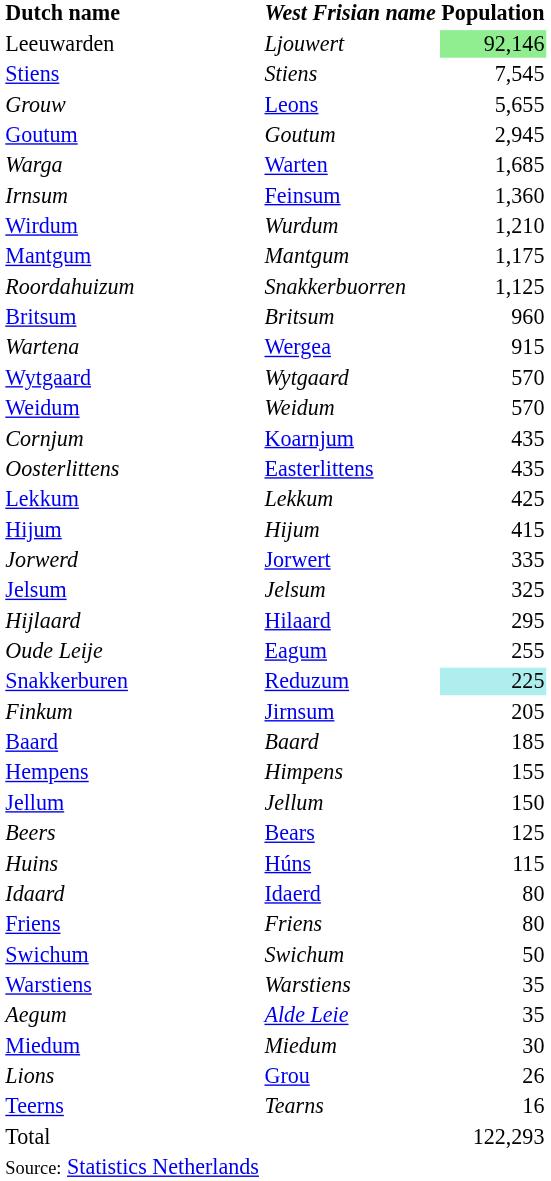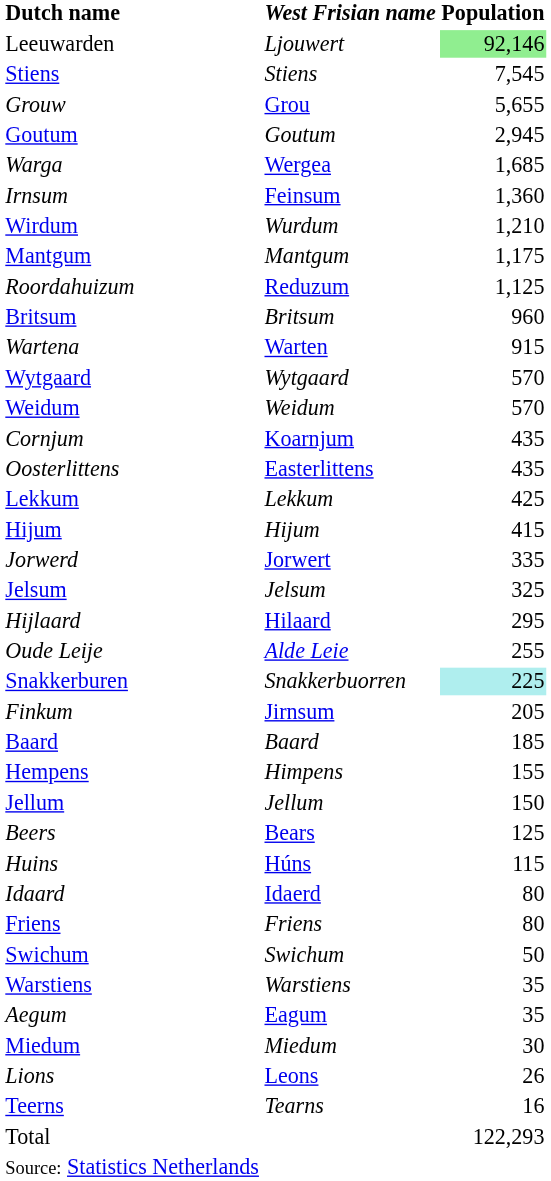(291, 104) Leons -> (287, 104) Grou
(296, 165) Warten -> (298, 165) Wergea
(335, 286) Snakkerbuorren -> (307, 286) Reduzum
(298, 347) Wergea -> (296, 347) Warten
(296, 650) Eagum -> (306, 650) Alde Leie
(307, 681) Reduzum -> (335, 681) Snakkerbuorren
(306, 1015) Alde Leie -> (296, 1015) Eagum
(287, 1075) Grou -> (291, 1075) Leons
